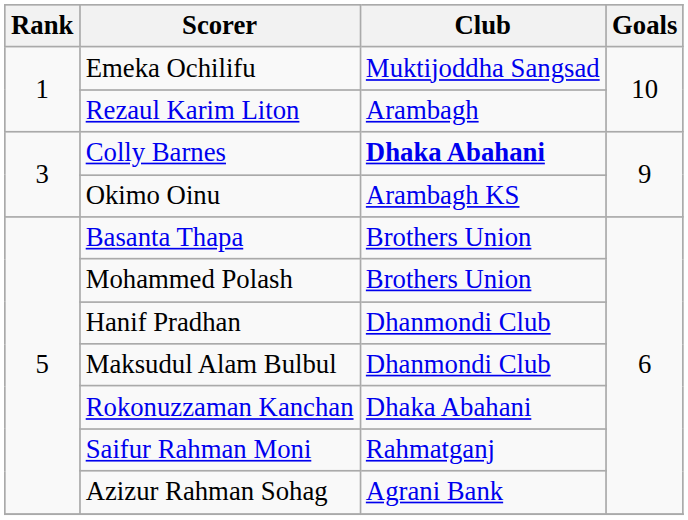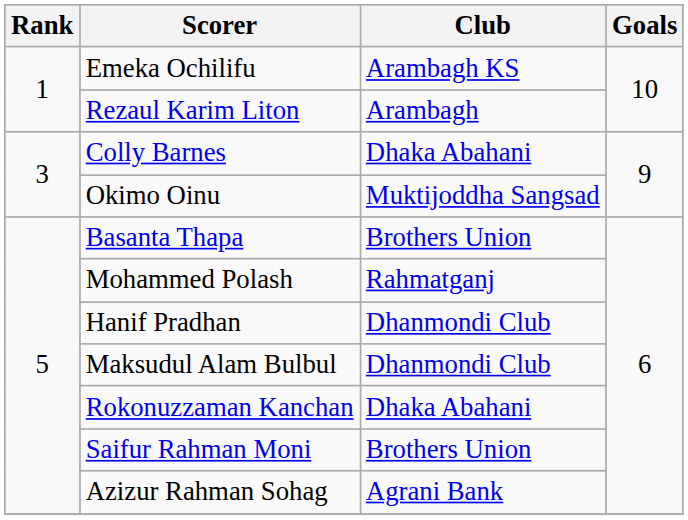(483, 68) Muktijoddha Sangsad -> (443, 68) Arambagh KS
(455, 152) bold -> (449, 152) normal
(443, 195) Arambagh KS -> (483, 195) Muktijoddha Sangsad
(449, 279) Brothers Union -> (430, 279) Rahmatganj
(430, 449) Rahmatganj -> (449, 449) Brothers Union
